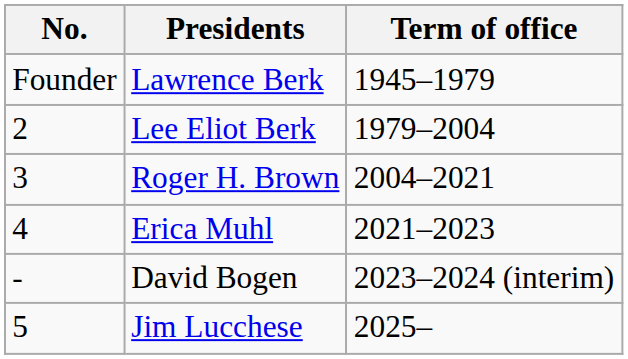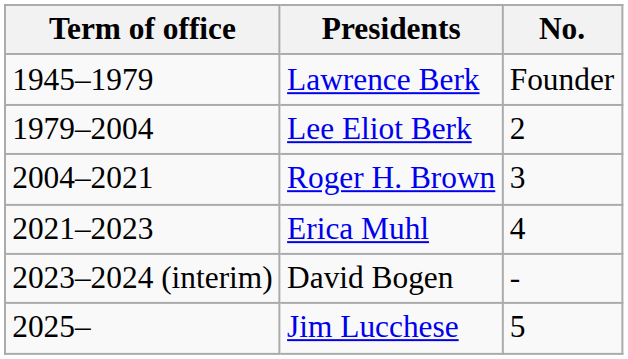columns swapped: (64, 29) <-> (484, 29)
